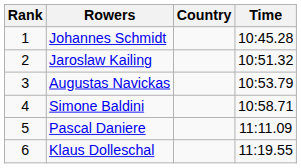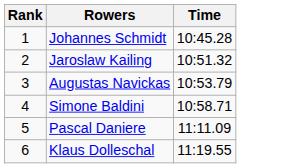- column: (204, 15)
